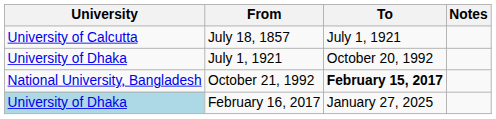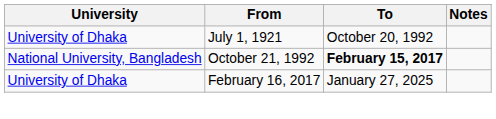- row: (249, 37)
(67, 102) lightblue background -> (67, 80) no background
